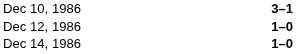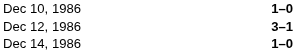(282, 9) 3–1 -> (282, 9) 1–0
(282, 26) 1–0 -> (282, 26) 3–1
